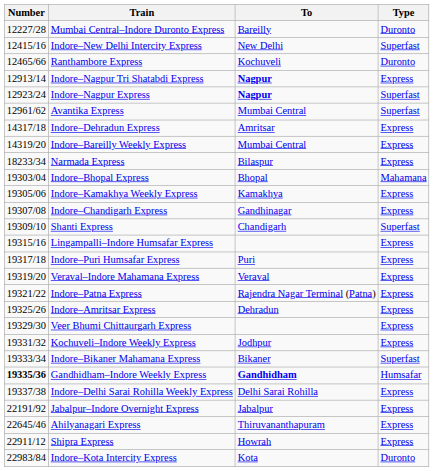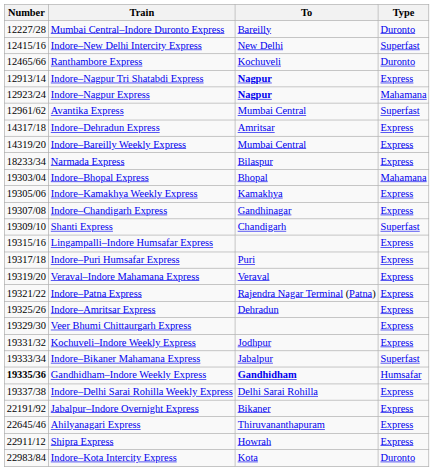(400, 95) Superfast -> (404, 95) Mahamana
(254, 359) Bikaner -> (255, 359) Jabalpur
(255, 408) Jabalpur -> (254, 408) Bikaner
